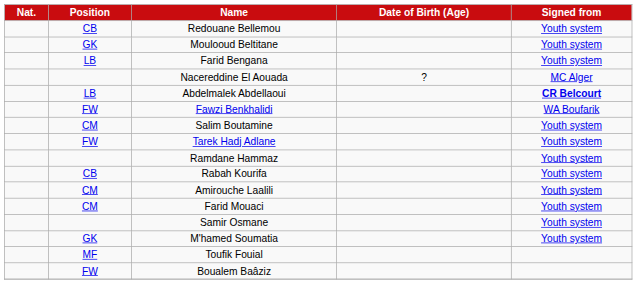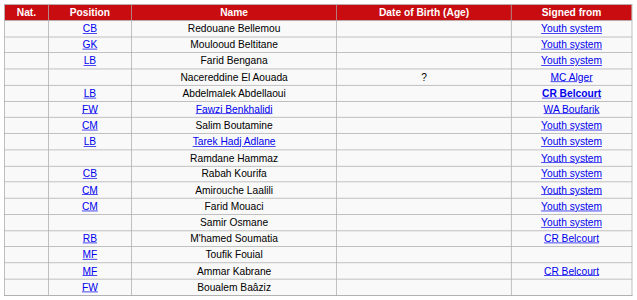(90, 142) FW -> (90, 142) LB
(90, 239) GK -> (90, 239) RB
(572, 239) Youth system -> (572, 239) CR Belcourt
+ row: (234, 271)
